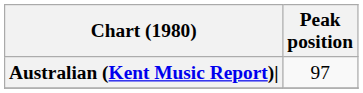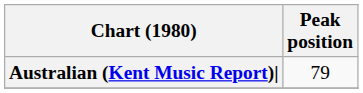(320, 72) 97 -> (320, 72) 79
